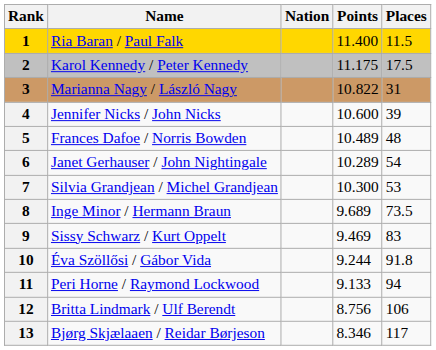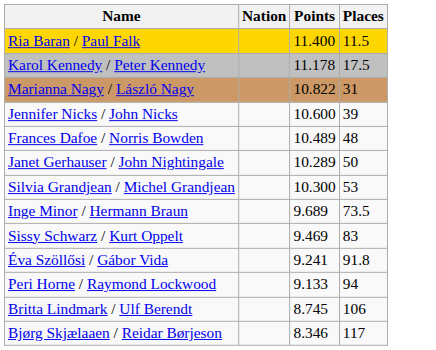- column: (26, 16)
(357, 65) 11.175 -> (314, 65) 11.178
(393, 162) 54 -> (350, 162) 50
(354, 260) 9.244 -> (311, 260) 9.241
(354, 308) 8.756 -> (311, 308) 8.745
